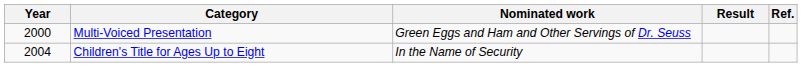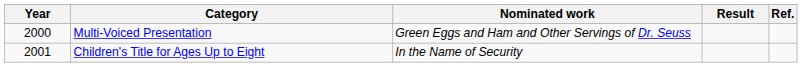(38, 52) 2004 -> (38, 52) 2001
